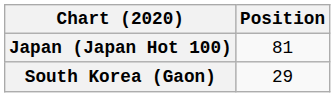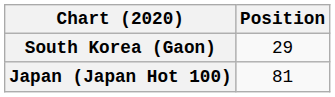rows swapped: (120, 48) <-> (120, 77)
